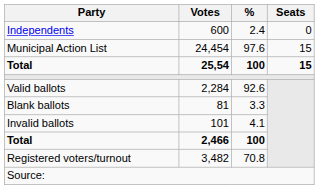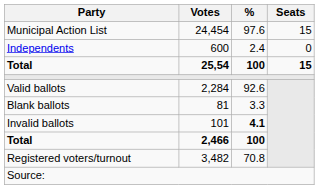rows swapped: (57, 48) <-> (40, 30)
(257, 123) normal -> (257, 123) bold
